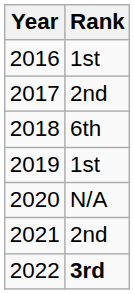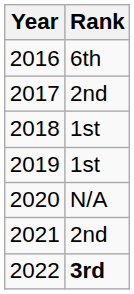(85, 57) 1st -> (86, 57) 6th
(86, 128) 6th -> (85, 128) 1st
